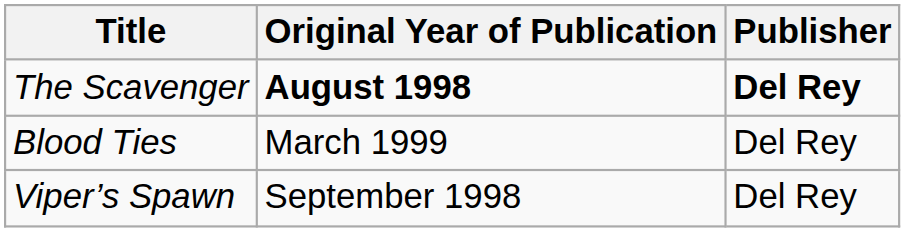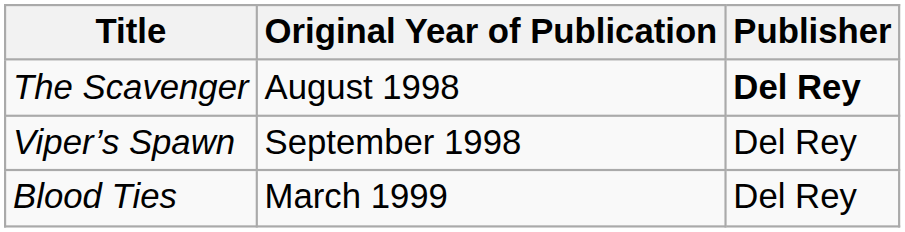(368, 87) bold -> (362, 87) normal
rows swapped: (124, 197) <-> (95, 142)
